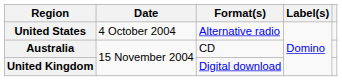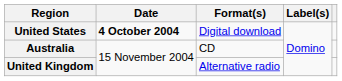(137, 31) normal -> (139, 31) bold
(239, 31) Alternative radio -> (240, 31) Digital download
(240, 66) Digital download -> (239, 66) Alternative radio
